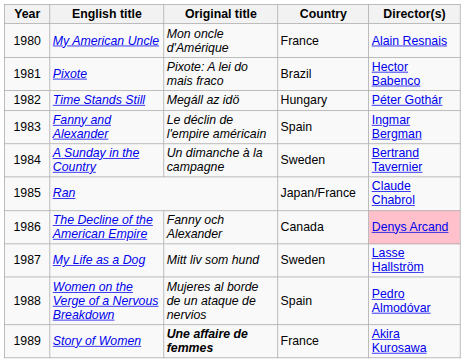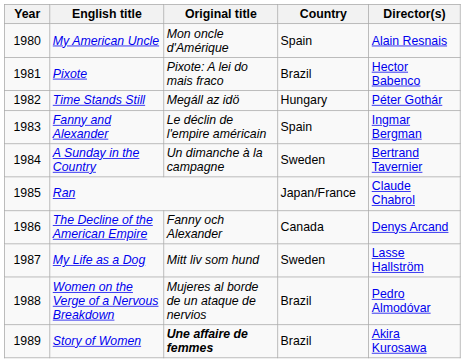(300, 40) France -> (296, 40) Spain
(410, 227) pink background -> (410, 227) no background
(296, 300) Spain -> (296, 300) Brazil
(300, 341) France -> (296, 341) Brazil
